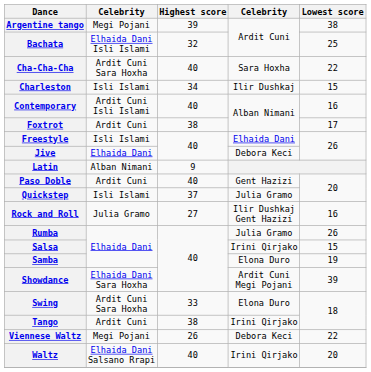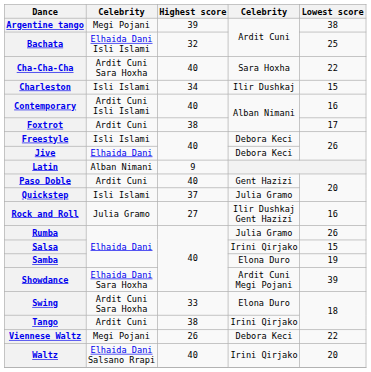(264, 139) Elhaida Dani -> (264, 139) Debora Keci
